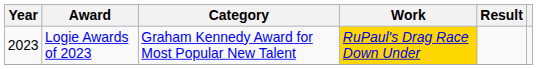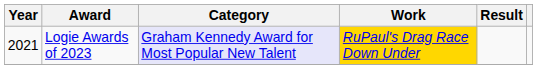(23, 45) 2023 -> (23, 45) 2021
(227, 45) no background -> (227, 45) lavender background
